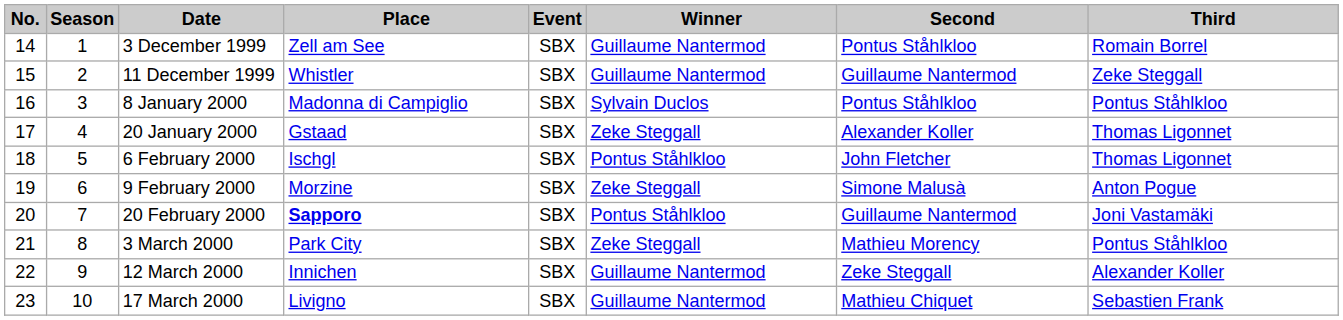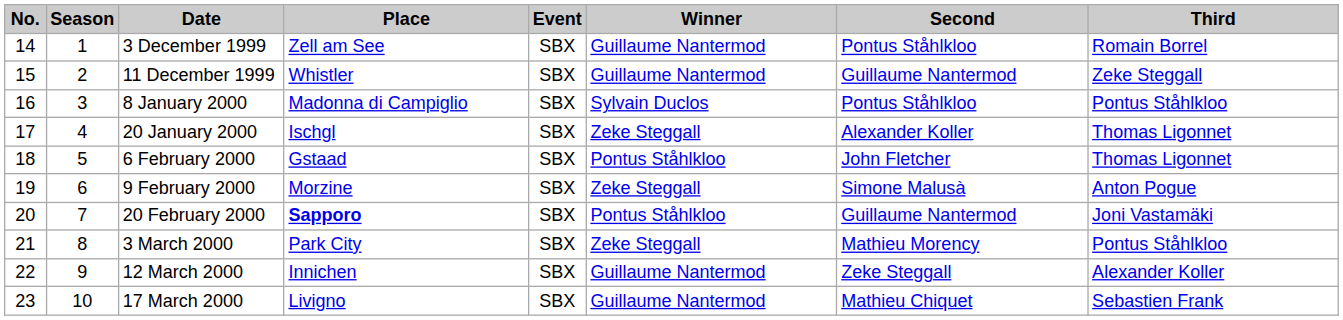(318, 131) Gstaad -> (312, 131) Ischgl
(312, 159) Ischgl -> (318, 159) Gstaad
